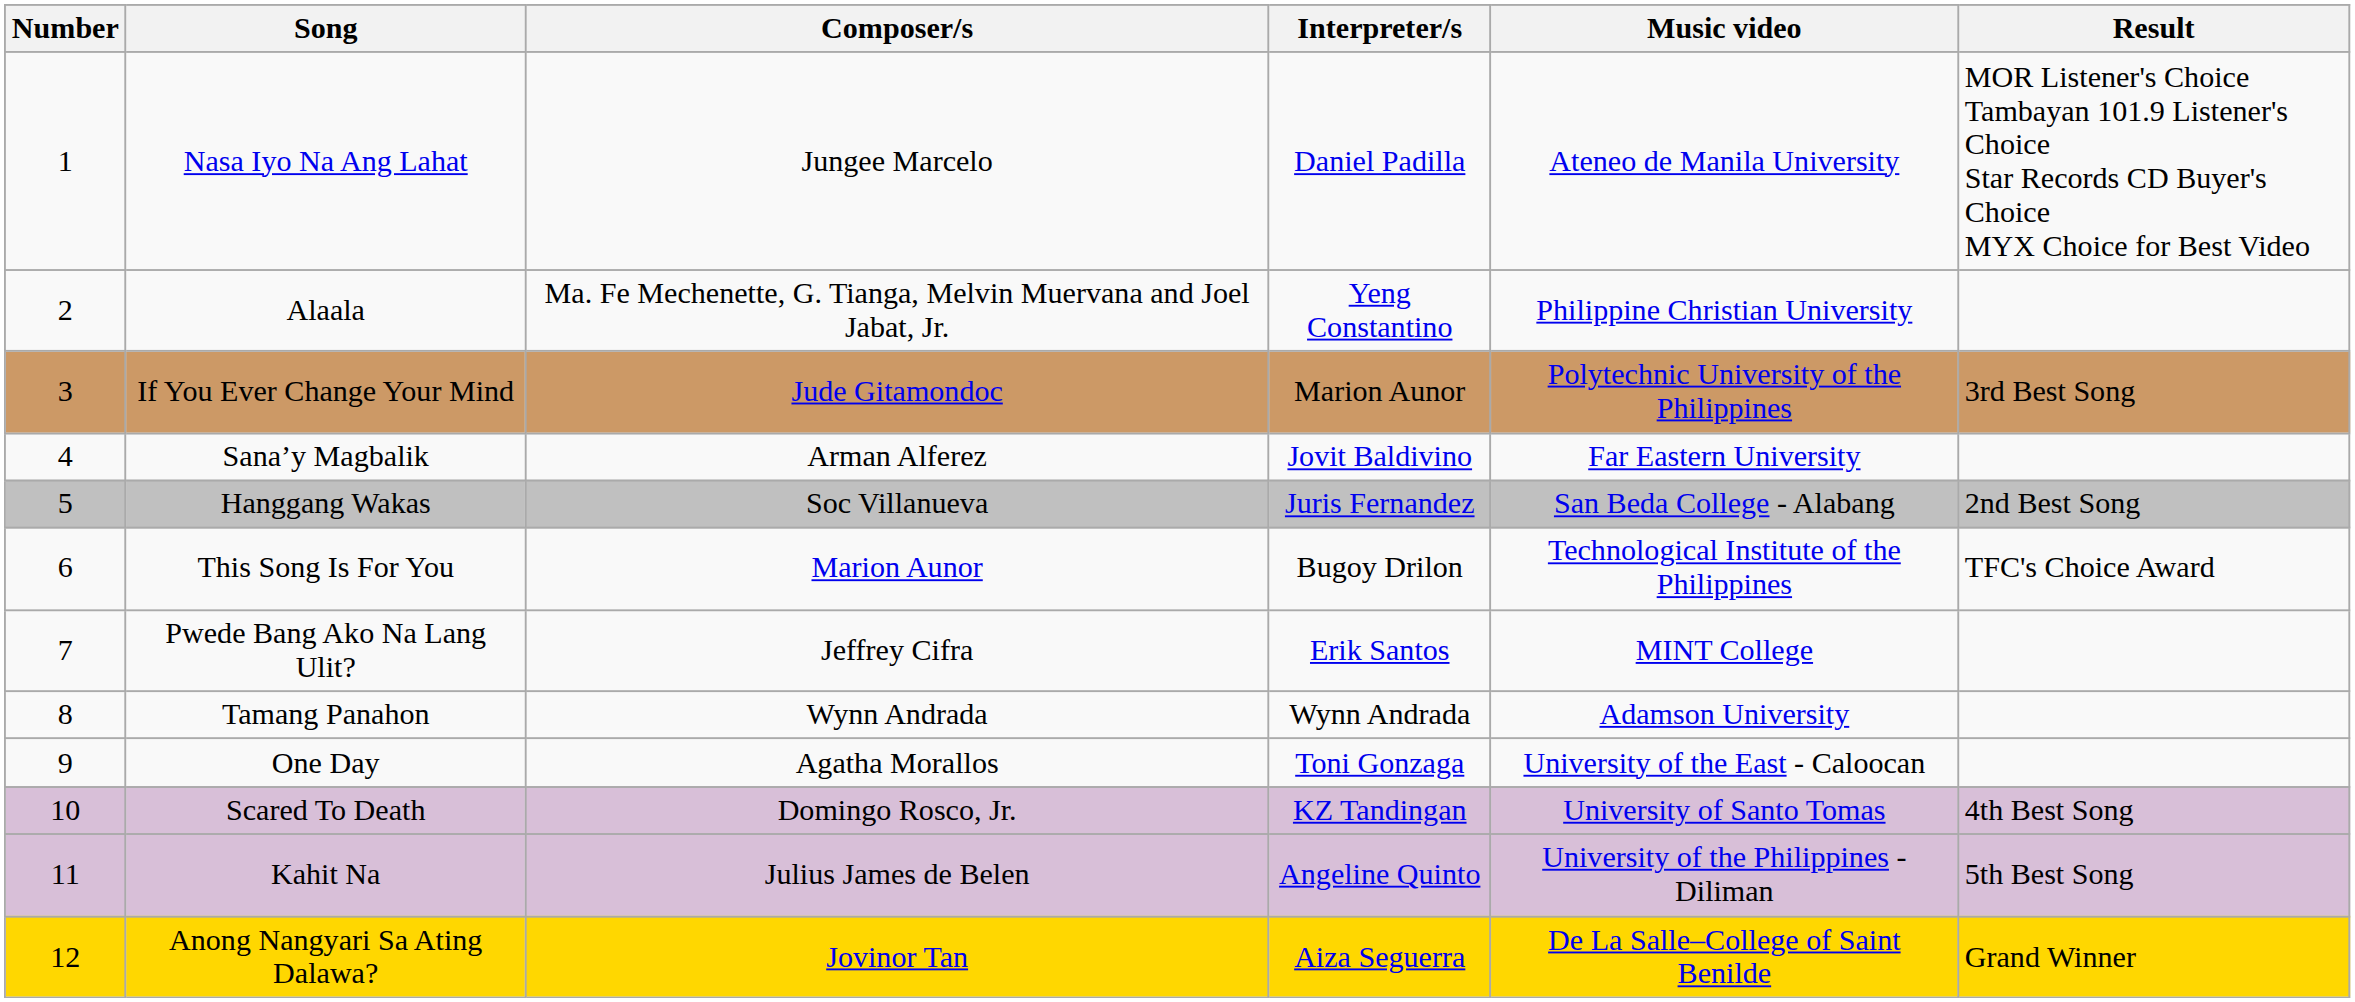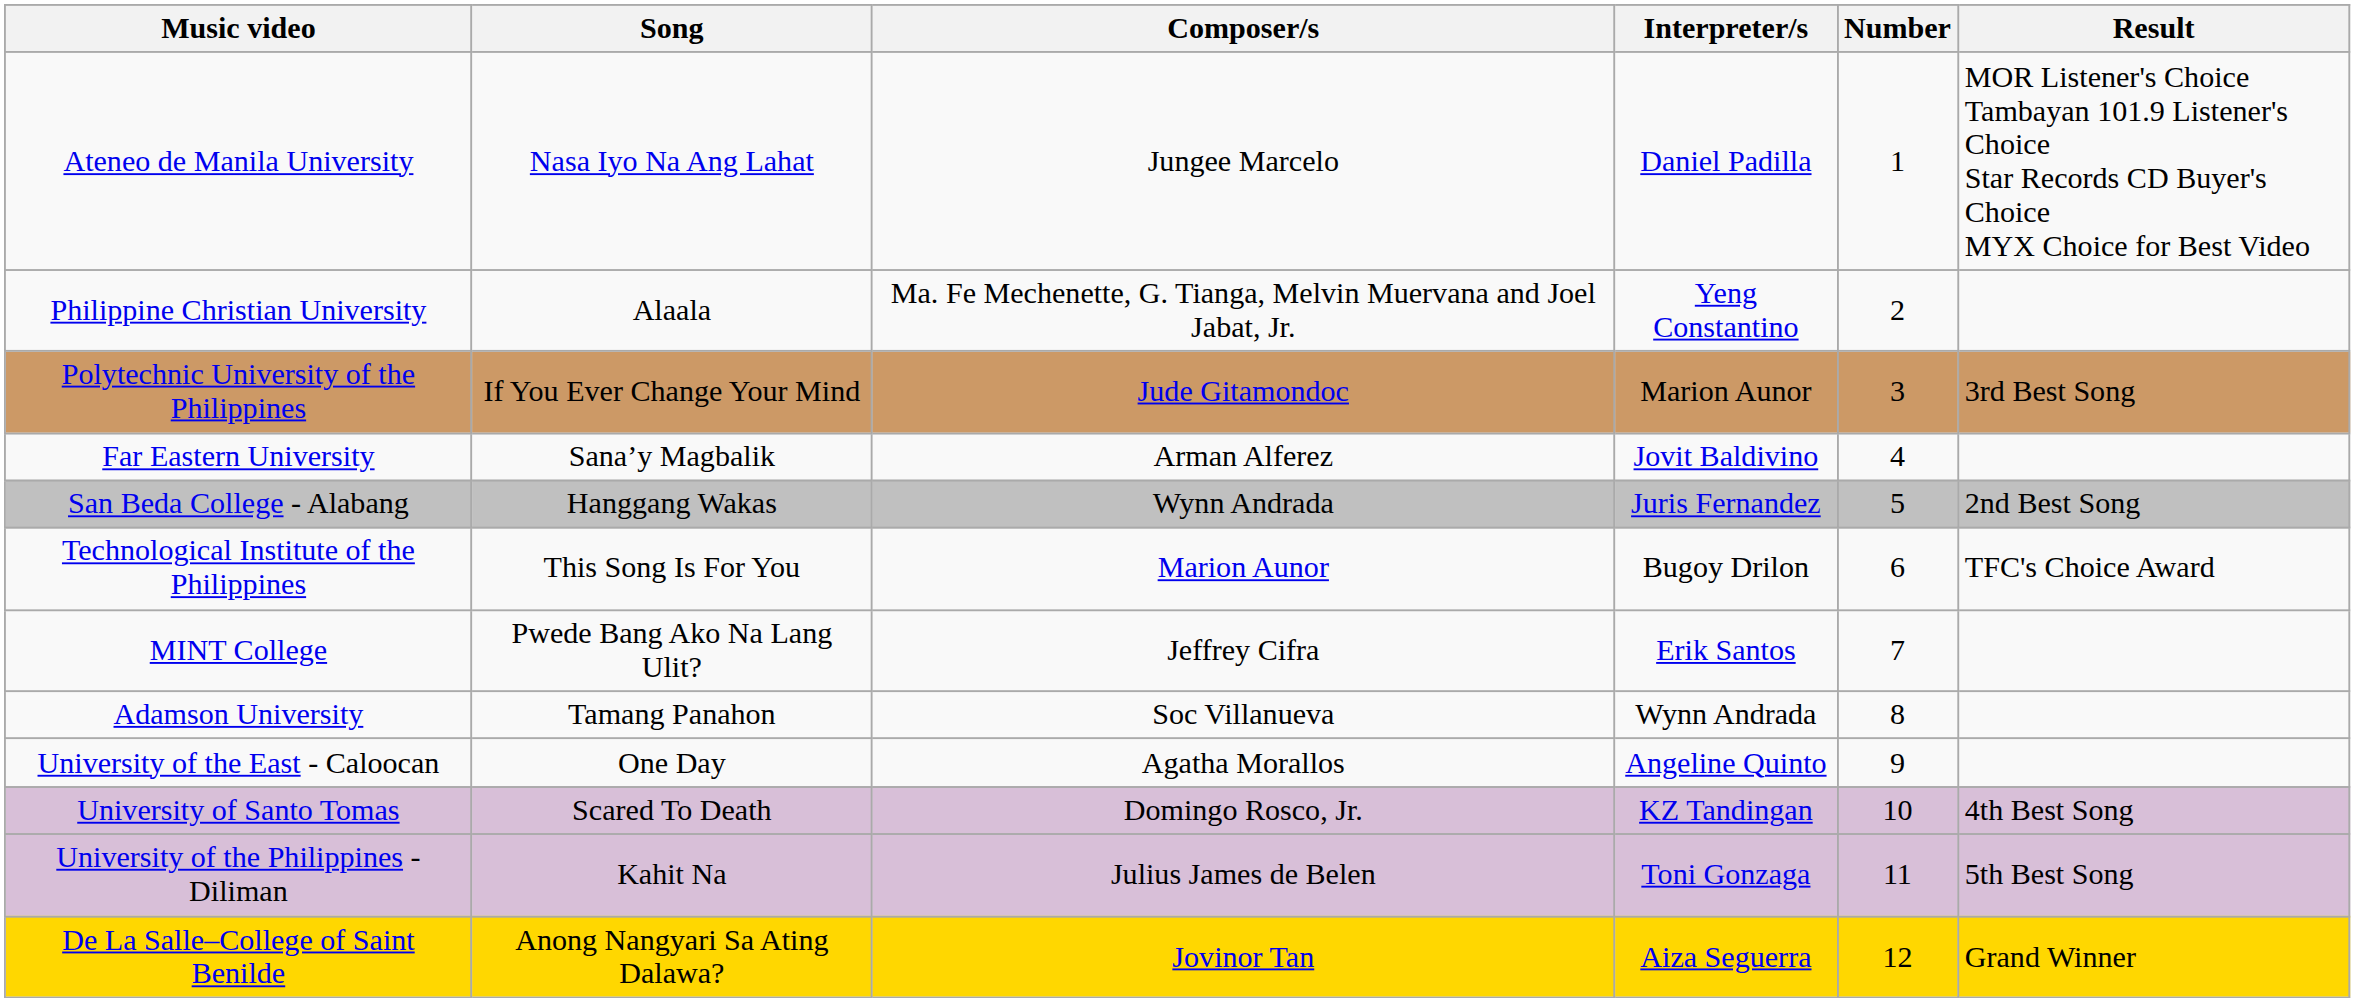columns swapped: (65, 28) <-> (1724, 28)
(897, 503) Soc Villanueva -> (1243, 503) Wynn Andrada
(897, 714) Wynn Andrada -> (1243, 714) Soc Villanueva
(1380, 762) Toni Gonzaga -> (1726, 762) Angeline Quinto
(1380, 874) Angeline Quinto -> (1726, 874) Toni Gonzaga
